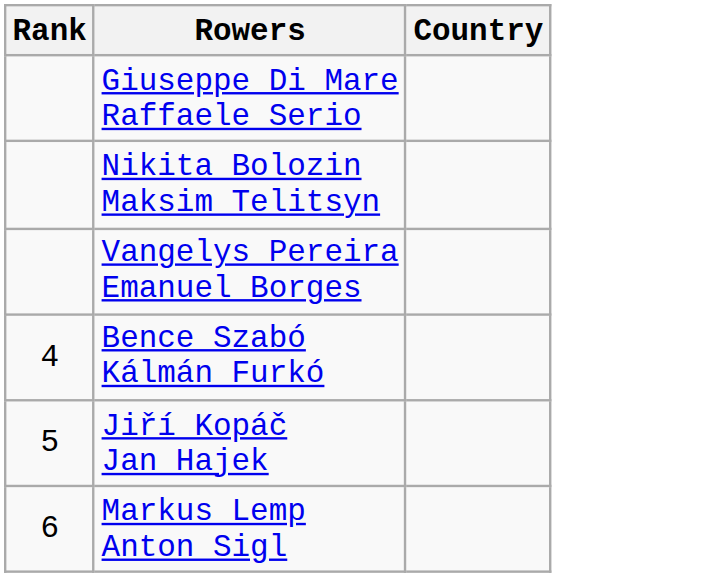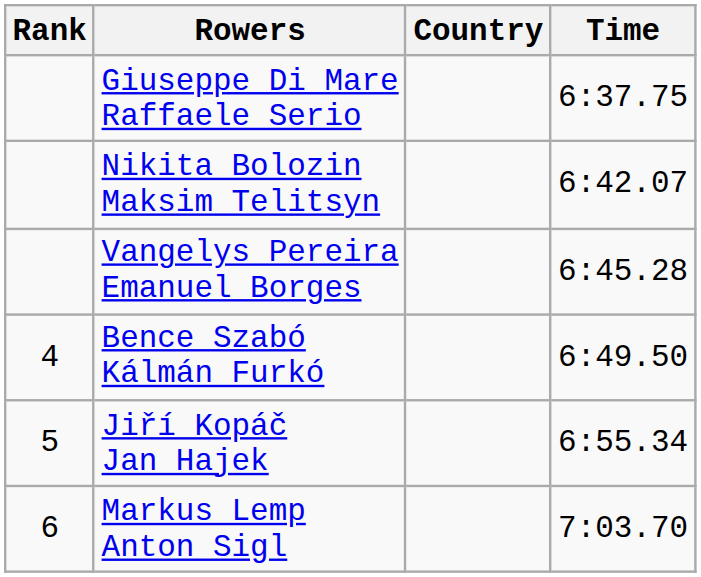+ column: (623, 30)
